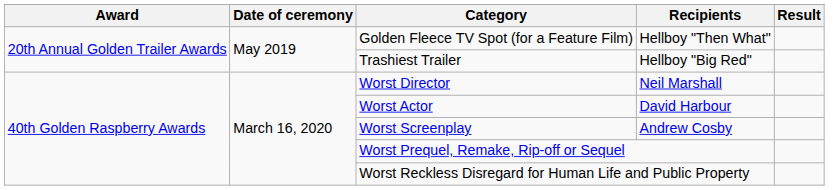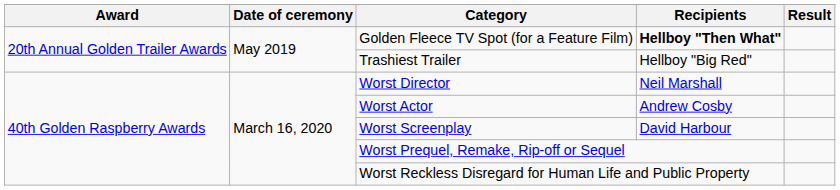(705, 38) normal -> (710, 38) bold
(685, 106) David Harbour -> (686, 106) Andrew Cosby
(686, 128) Andrew Cosby -> (685, 128) David Harbour
